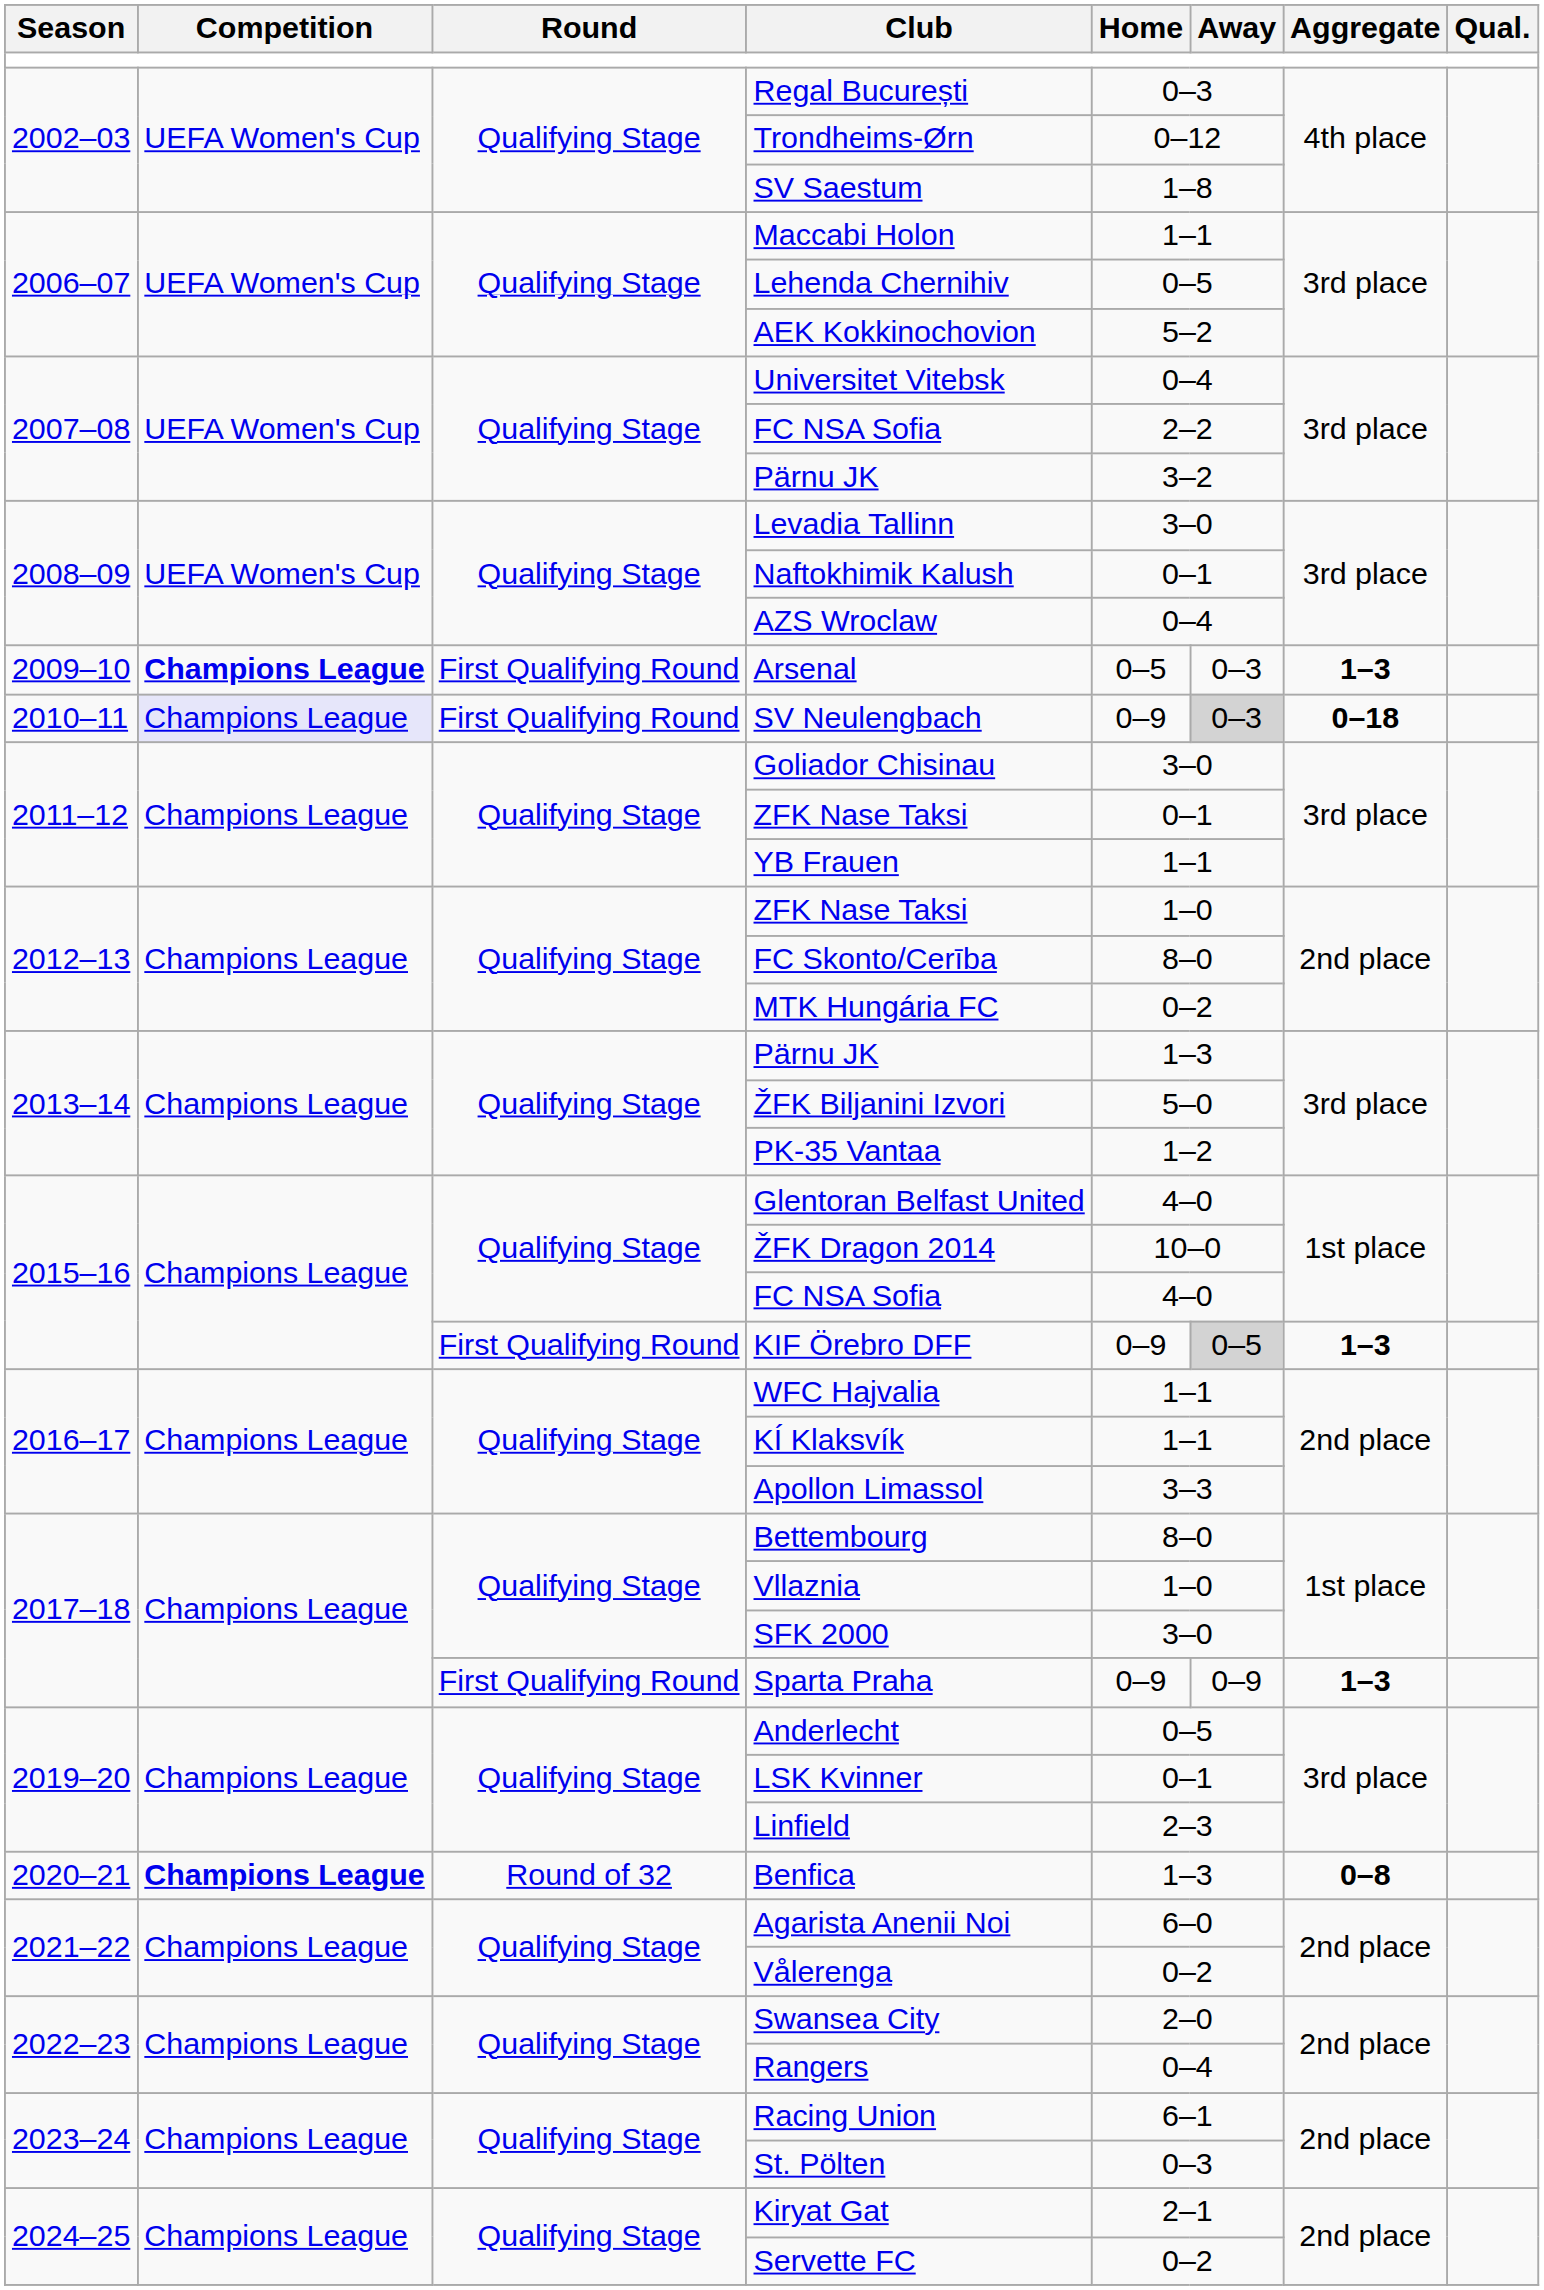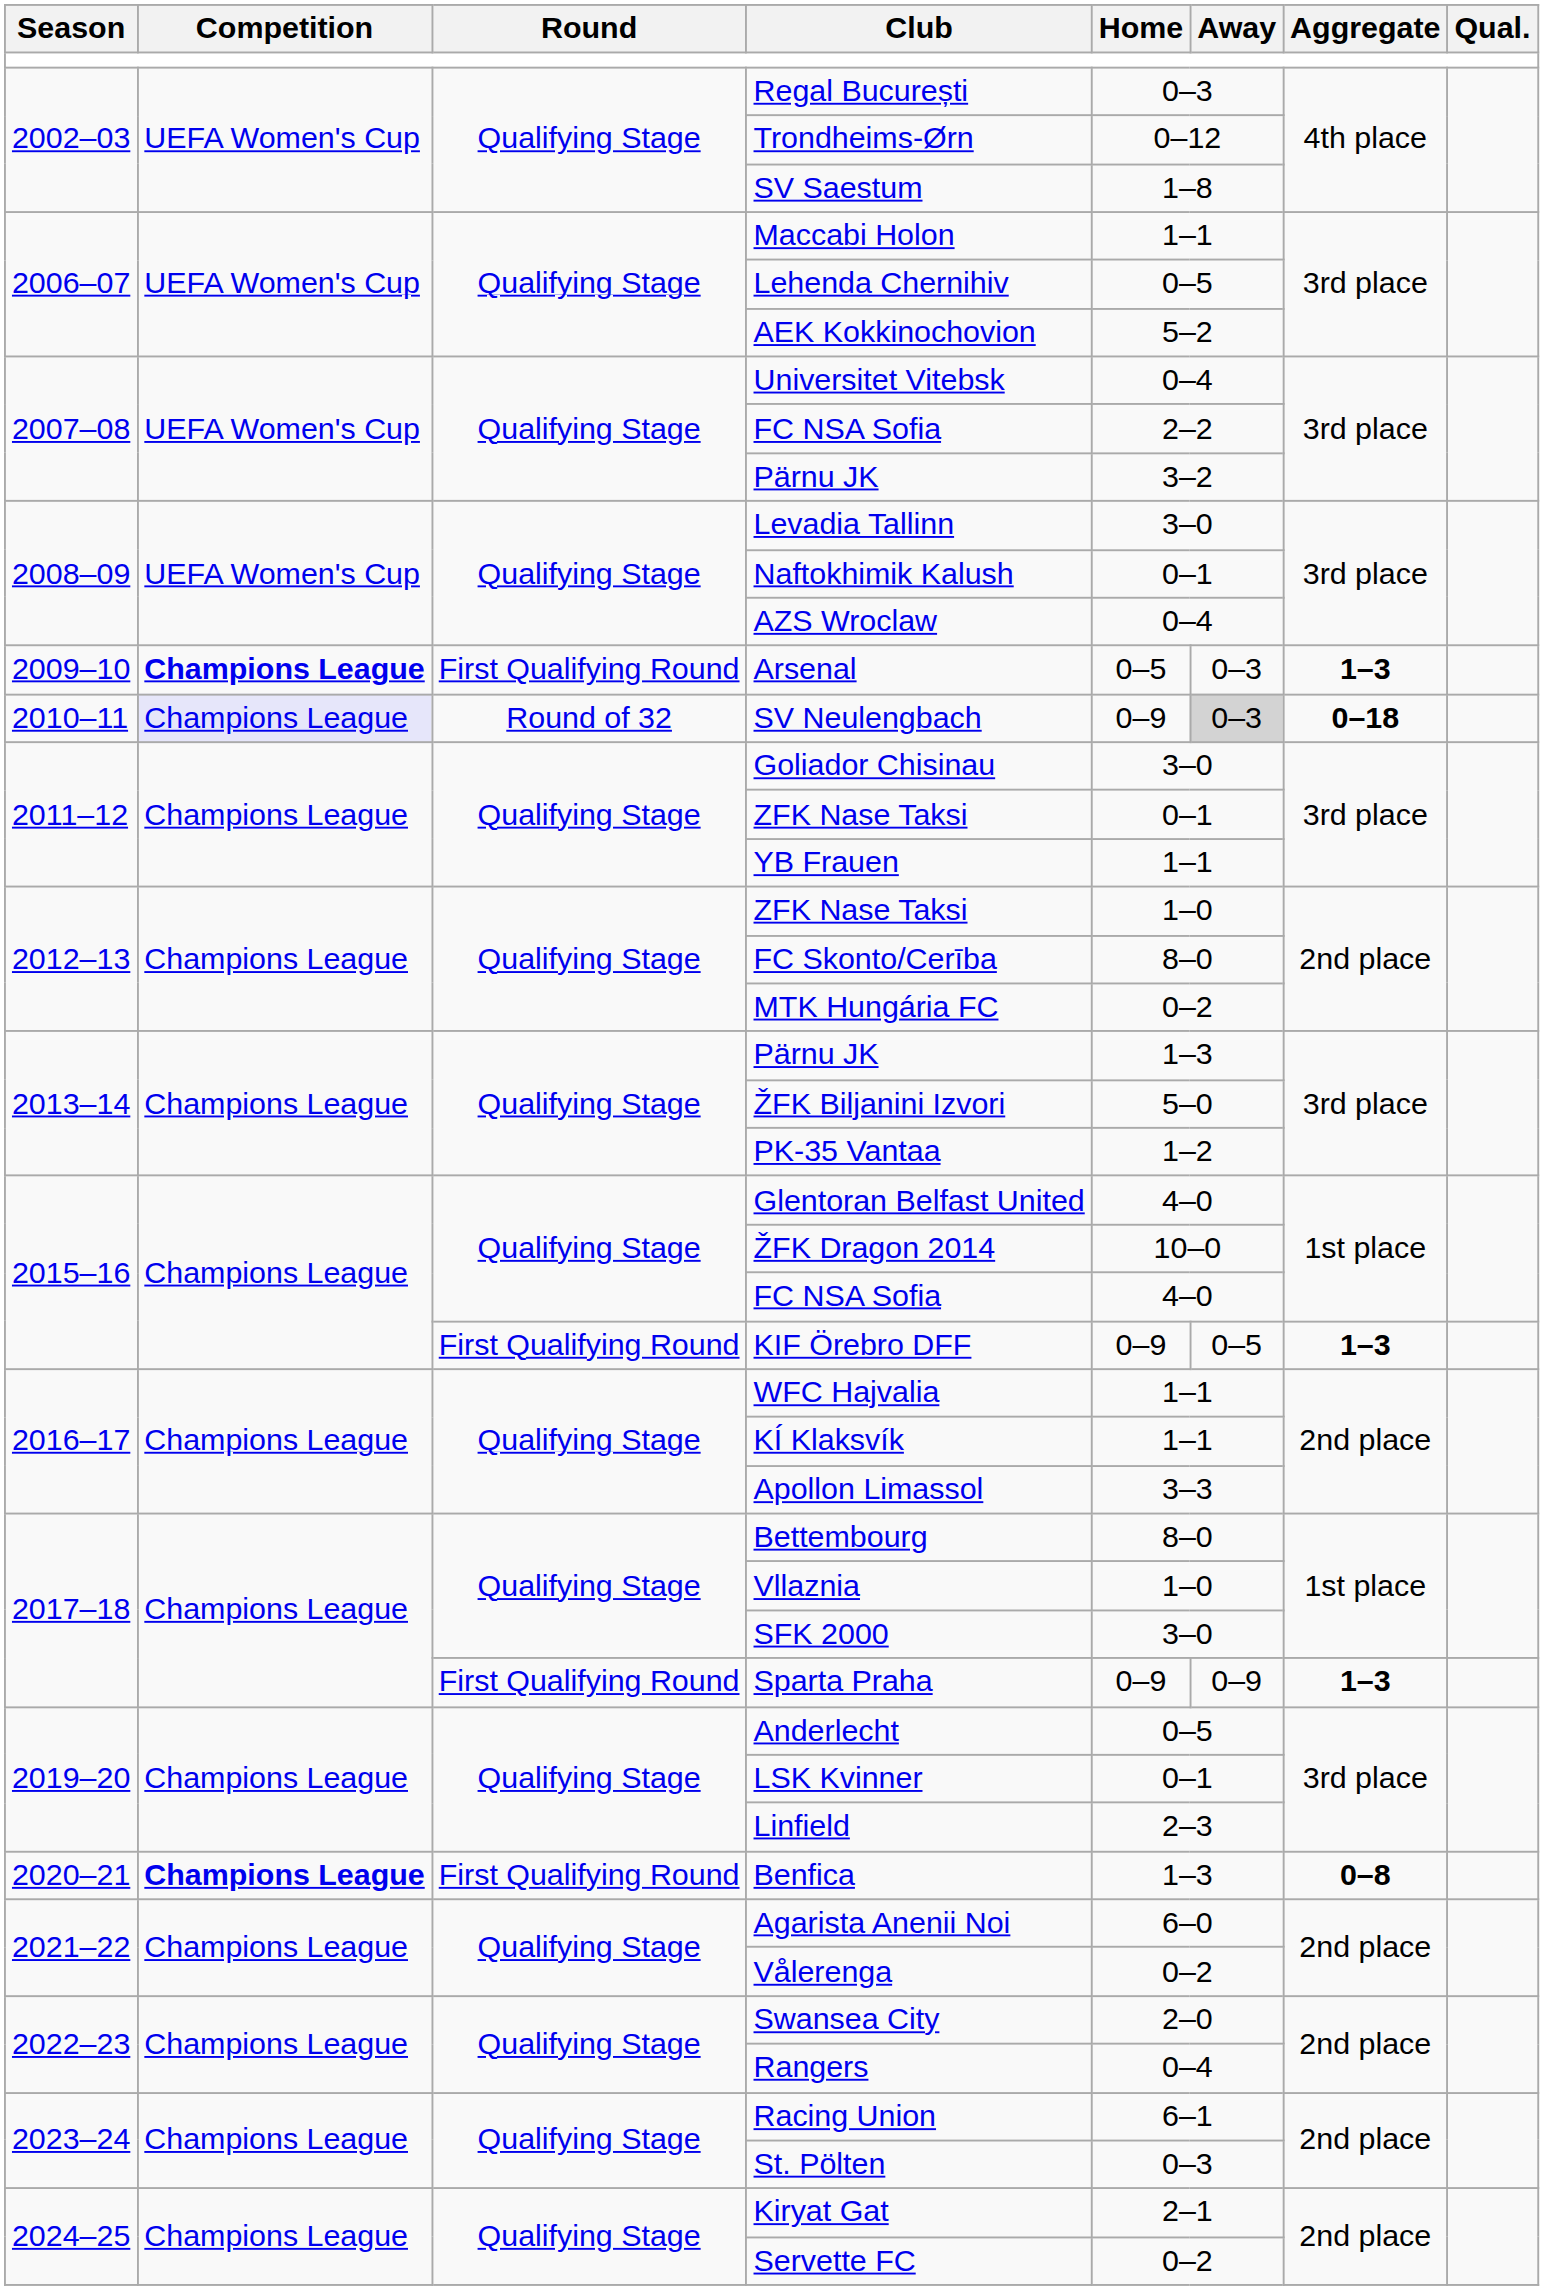(589, 717) First Qualifying Round -> (589, 717) Round of 32
(1237, 1344) lightgrey background -> (1237, 1344) no background
(589, 1874) Round of 32 -> (589, 1874) First Qualifying Round
